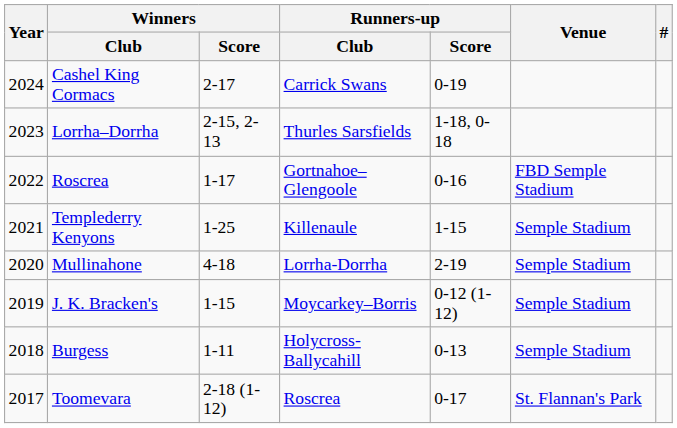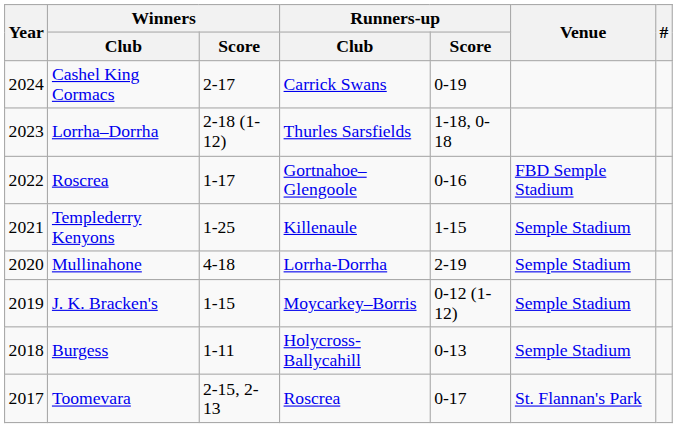(231, 131) 2-15, 2-13 -> (231, 131) 2-18 (1-12)
(231, 398) 2-18 (1-12) -> (231, 398) 2-15, 2-13
